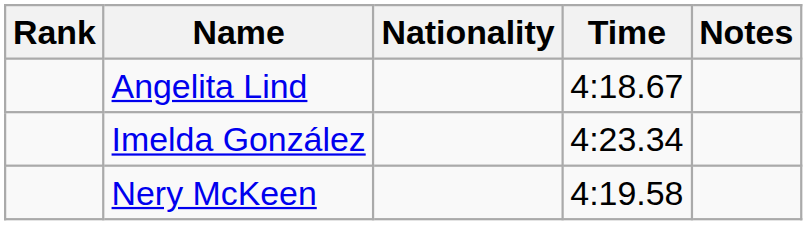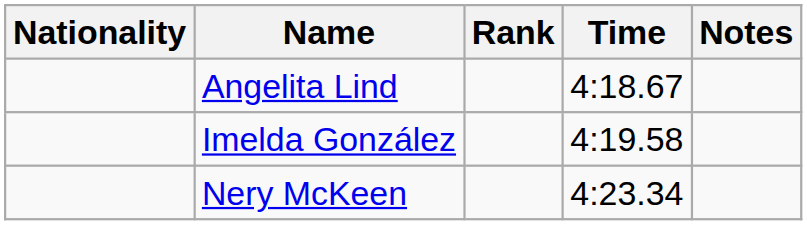columns swapped: (54, 32) <-> (468, 32)
(627, 139) 4:23.34 -> (627, 139) 4:19.58
(627, 193) 4:19.58 -> (627, 193) 4:23.34
